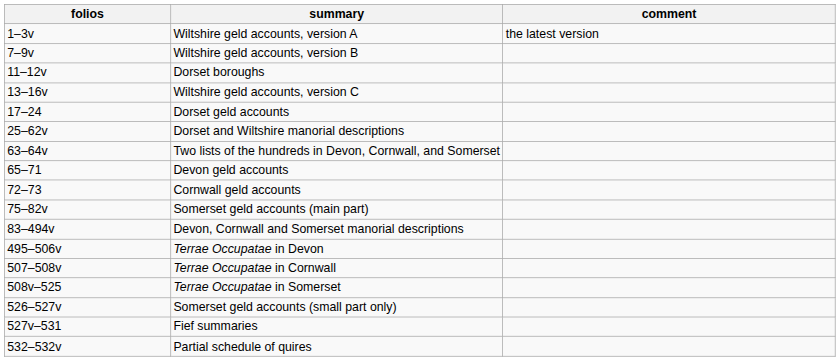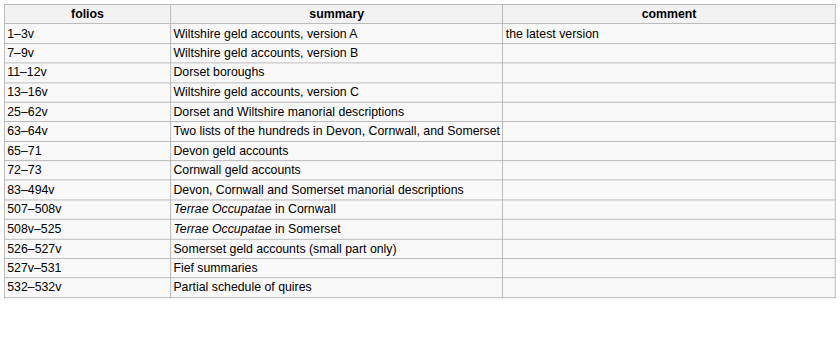- row: (231, 111)
- row: (271, 209)
- row: (248, 248)
